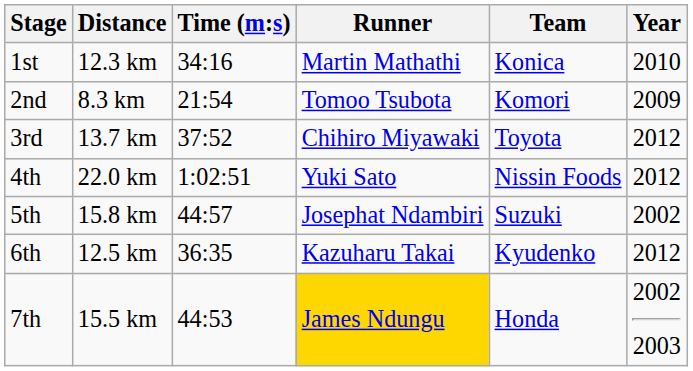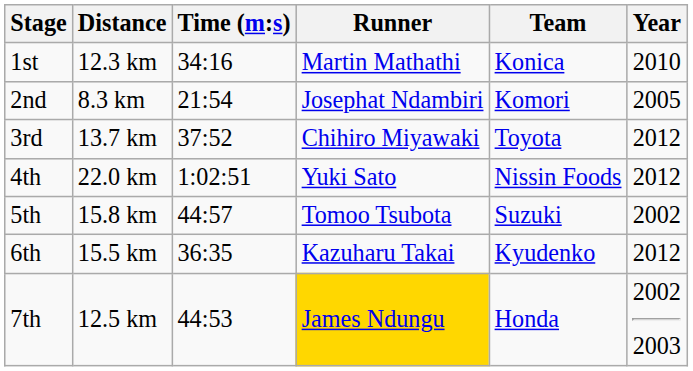(377, 100) Tomoo Tsubota -> (393, 100) Josephat Ndambiri
(657, 100) 2009 -> (657, 100) 2005
(393, 215) Josephat Ndambiri -> (377, 215) Tomoo Tsubota
(117, 253) 12.5 km -> (117, 253) 15.5 km
(117, 319) 15.5 km -> (117, 319) 12.5 km
